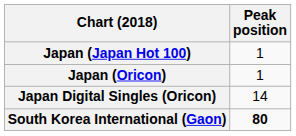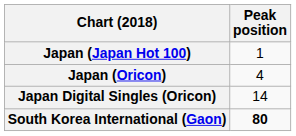(260, 75) 1 -> (260, 75) 4
